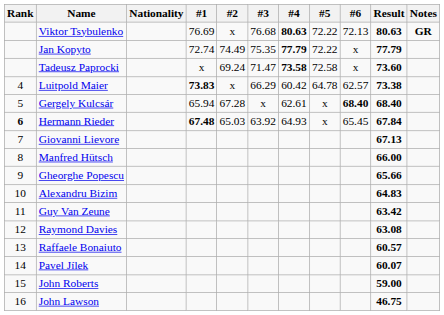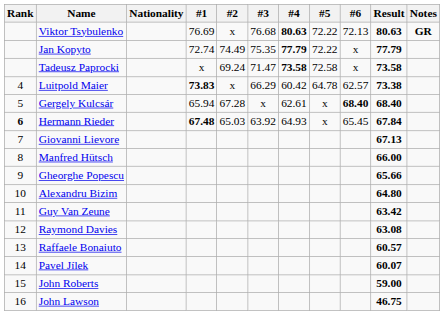(389, 67) 73.60 -> (389, 67) 73.58
(389, 193) 64.83 -> (389, 193) 64.80
